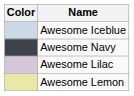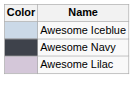- row: (82, 82)
